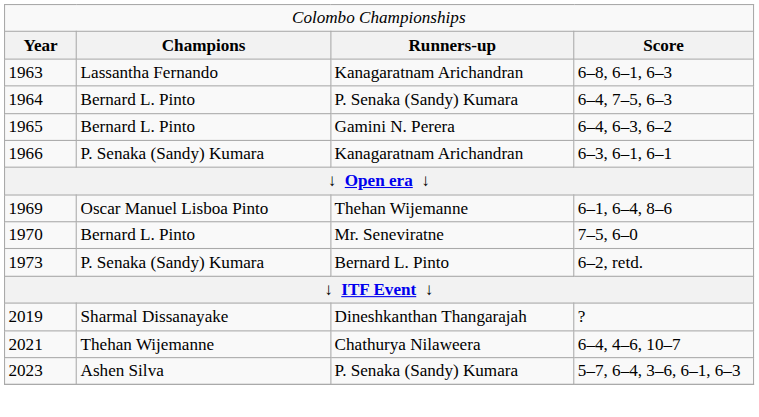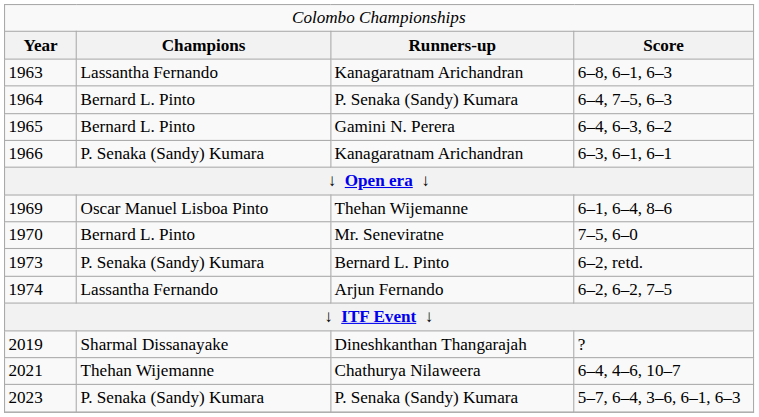+ row: (26, 289)
(122, 371) Ashen Silva -> (172, 398) P. Senaka (Sandy) Kumara
